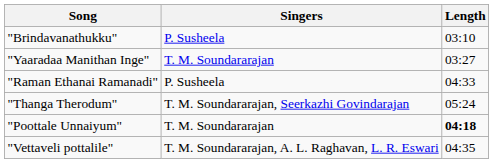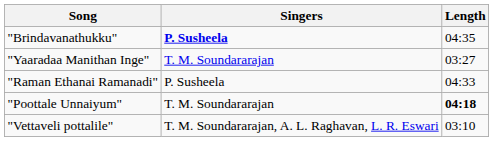(194, 37) normal -> (196, 37) bold
(460, 37) 03:10 -> (460, 37) 04:35
- row: (62, 103)
(460, 148) 04:35 -> (460, 125) 03:10
